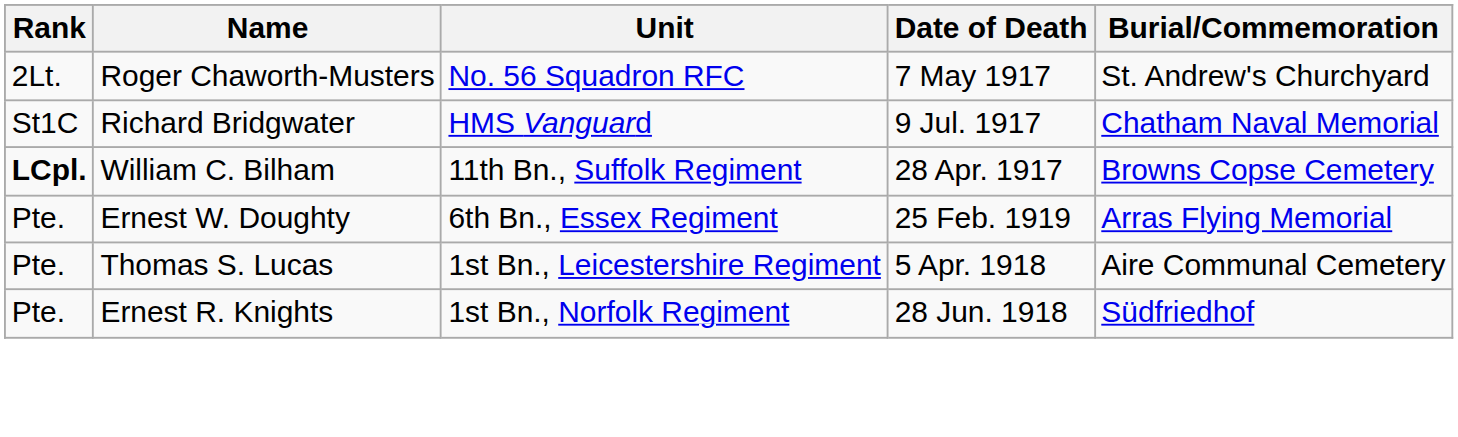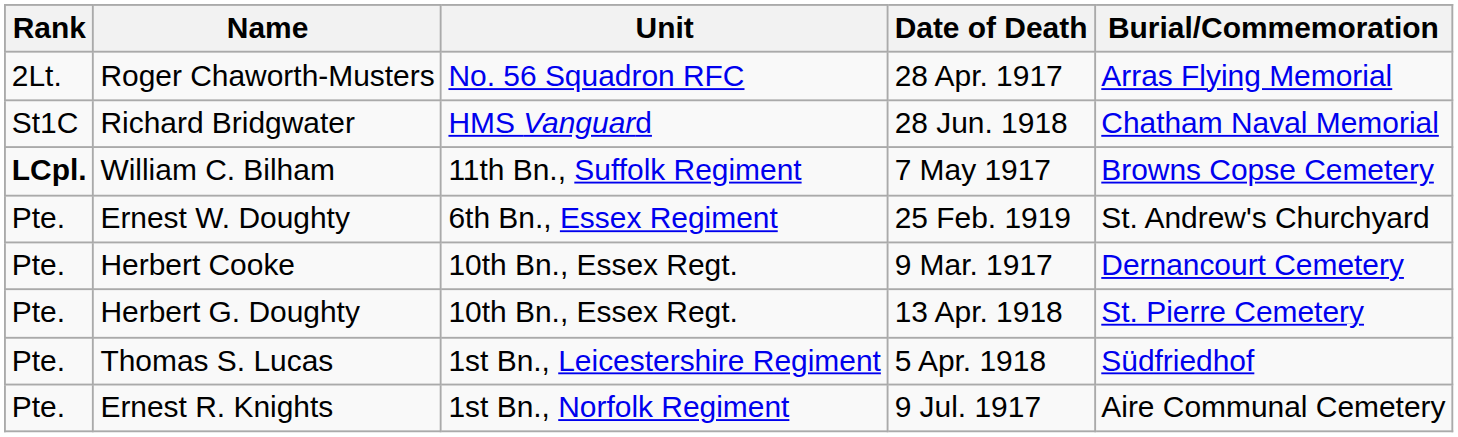(973, 75) 7 May 1917 -> (979, 75) 28 Apr. 1917
(1265, 75) St. Andrew's Churchyard -> (1247, 75) Arras Flying Memorial
(968, 123) 9 Jul. 1917 -> (981, 123) 28 Jun. 1918
(979, 170) 28 Apr. 1917 -> (973, 170) 7 May 1917
(1247, 218) Arras Flying Memorial -> (1265, 218) St. Andrew's Churchyard
+ row: (198, 265)
+ row: (230, 312)
(1273, 265) Aire Communal Cemetery -> (1178, 360) Südfriedhof
(981, 312) 28 Jun. 1918 -> (968, 407) 9 Jul. 1917
(1178, 312) Südfriedhof -> (1273, 407) Aire Communal Cemetery
